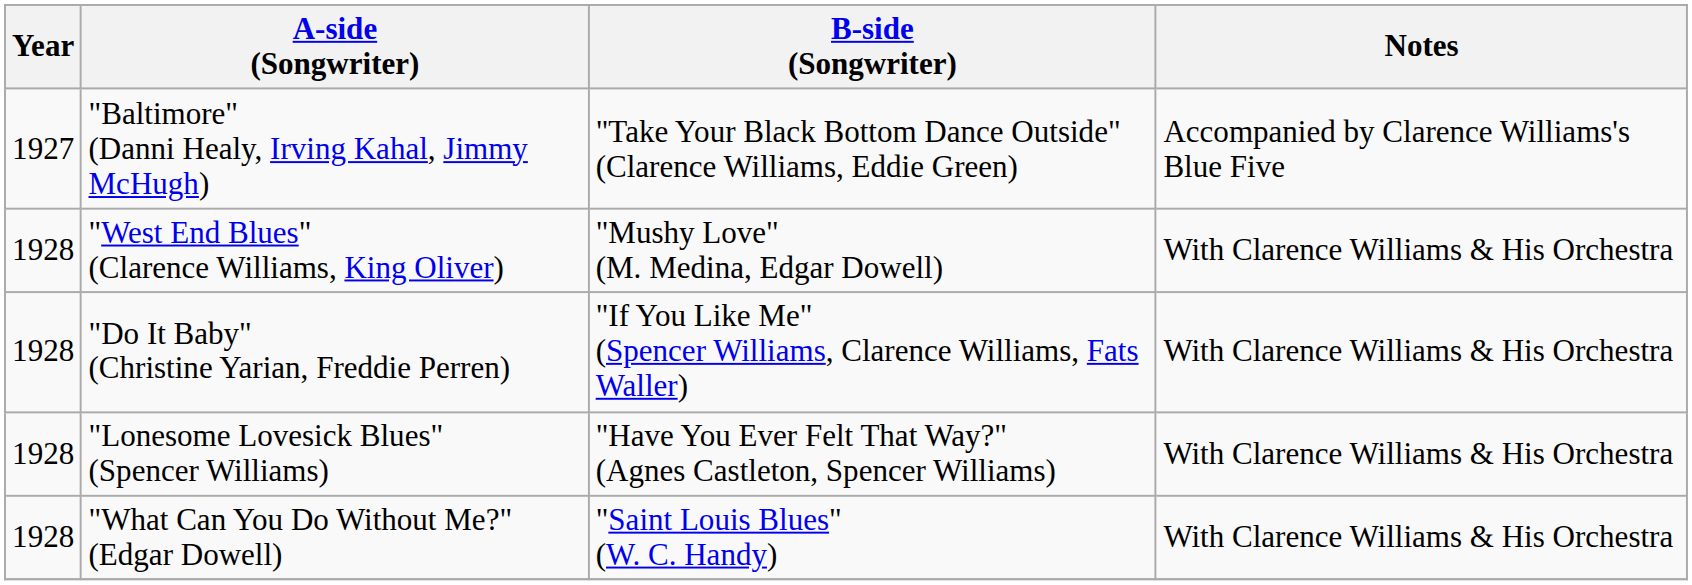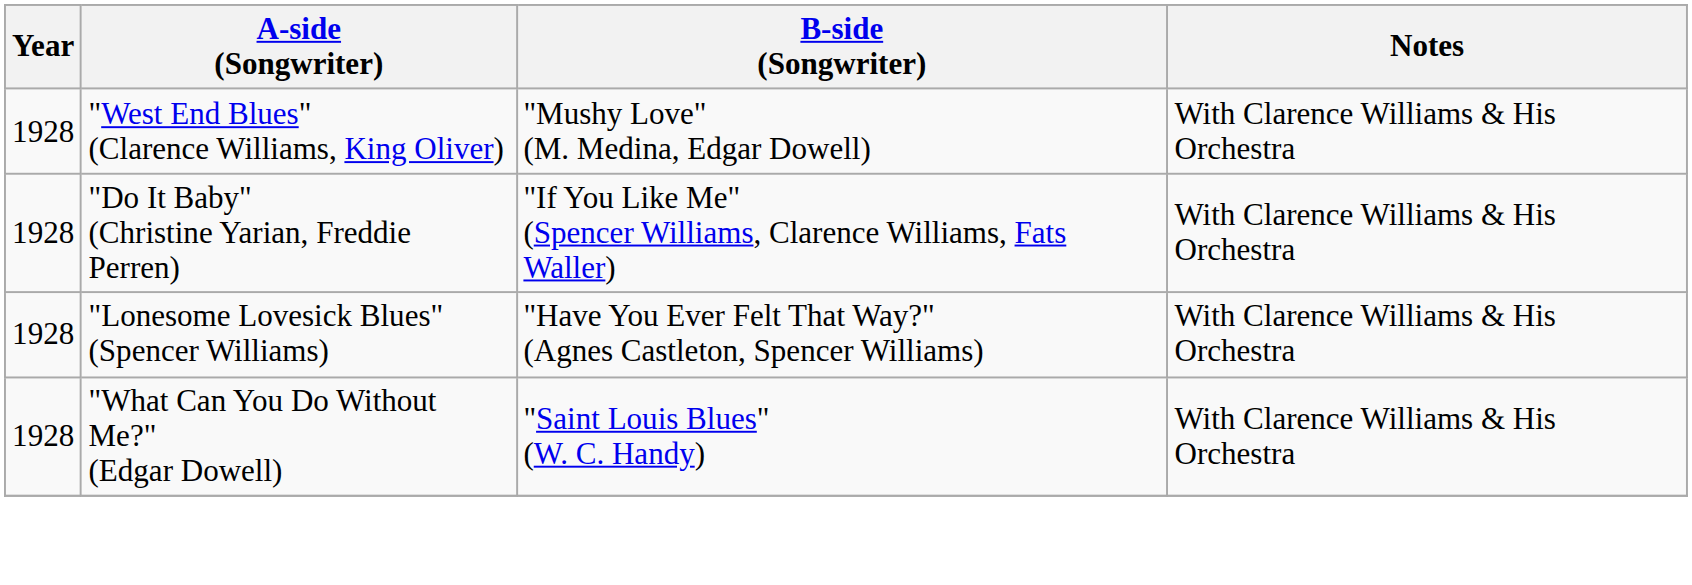- row: (308, 148)
